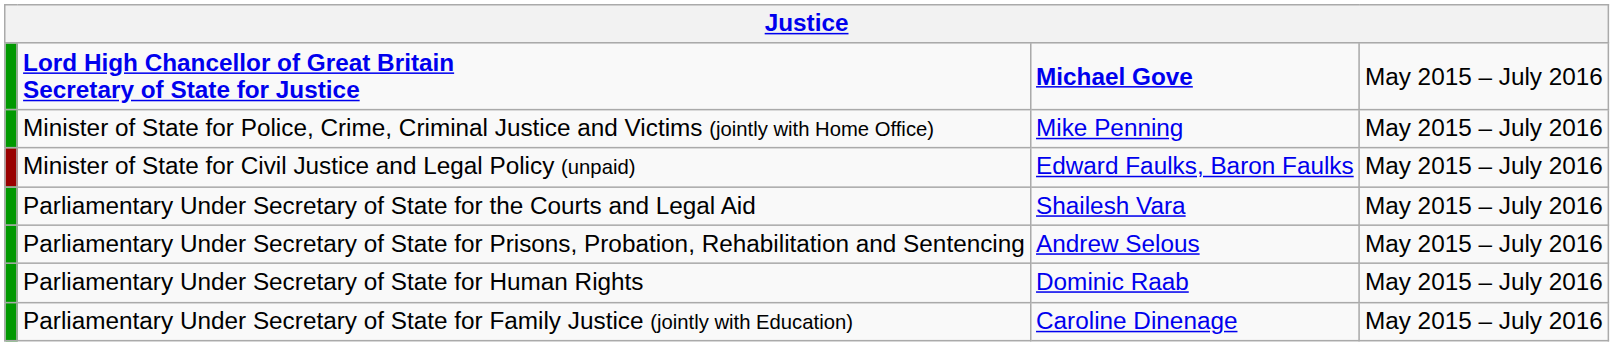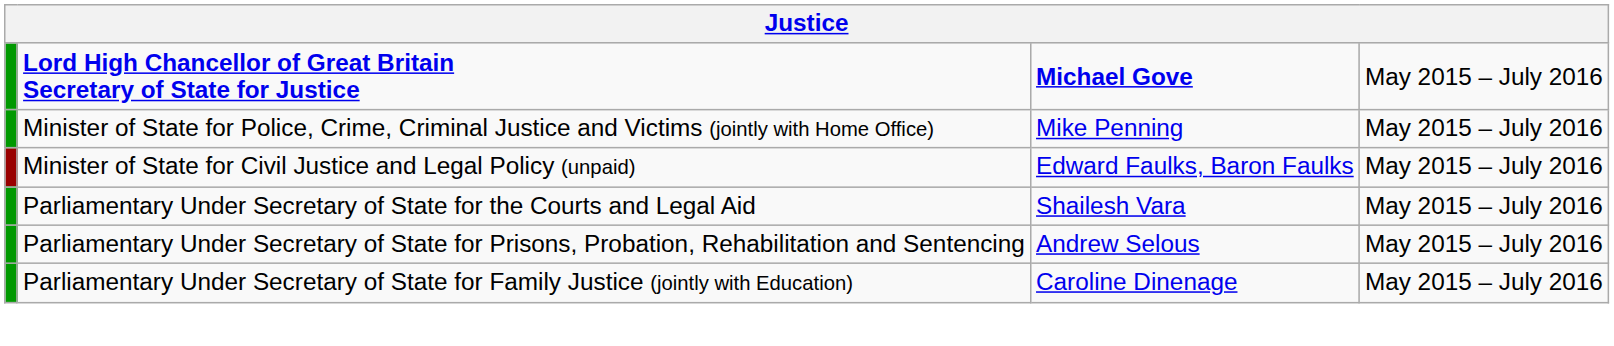- row: (333, 282)
